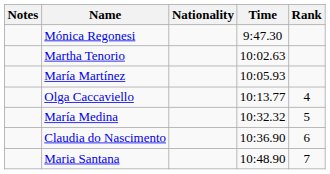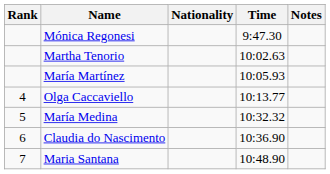columns swapped: (307, 14) <-> (23, 14)
